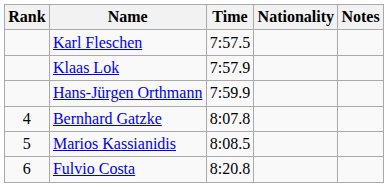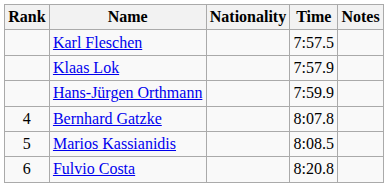columns swapped: (296, 17) <-> (230, 17)
